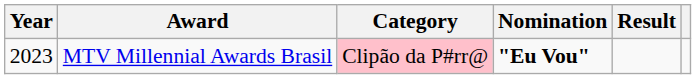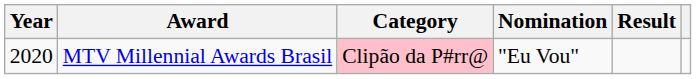(31, 55) 2023 -> (31, 55) 2020
(544, 55) bold -> (539, 55) normal
